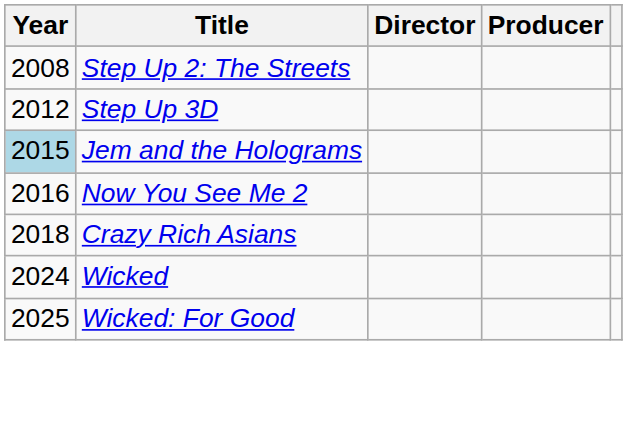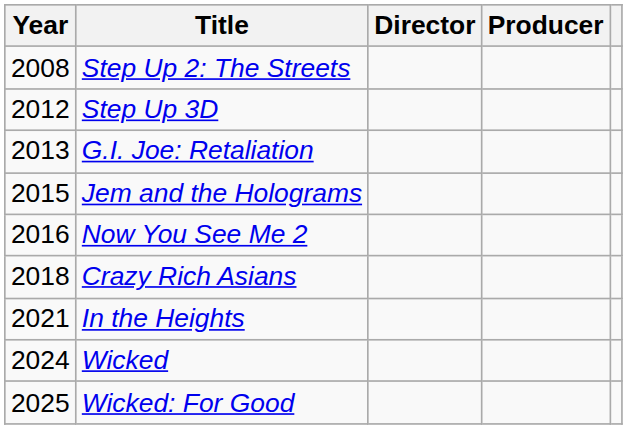+ row: (198, 151)
(40, 151) lightblue background -> (40, 192) no background
+ row: (163, 318)
